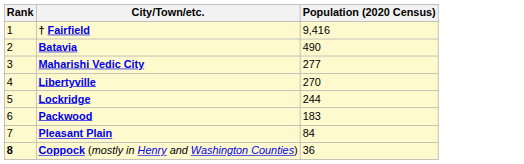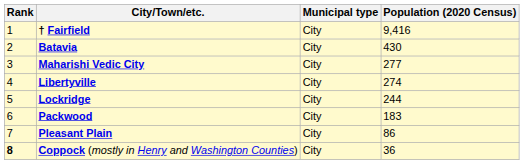+ column: (340, 13)
(312, 47) 490 -> (392, 47) 430
(312, 82) 270 -> (392, 82) 274
(309, 133) 84 -> (389, 133) 86
